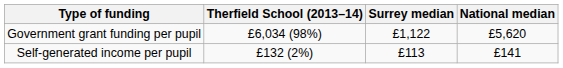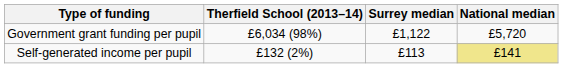(507, 33) £5,620 -> (507, 33) £5,720
(507, 53) no background -> (507, 53) khaki background
